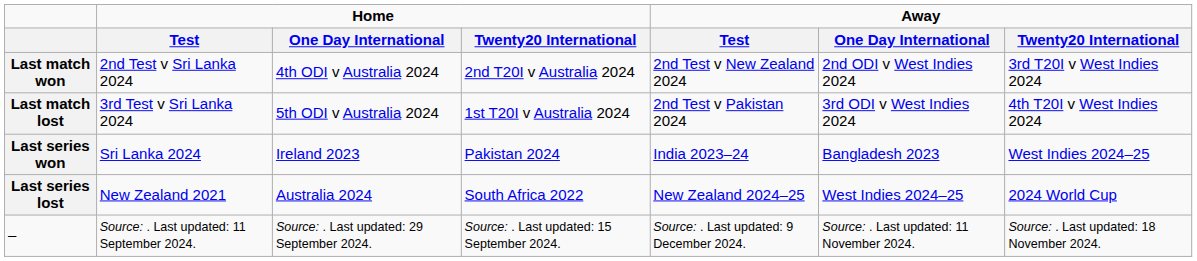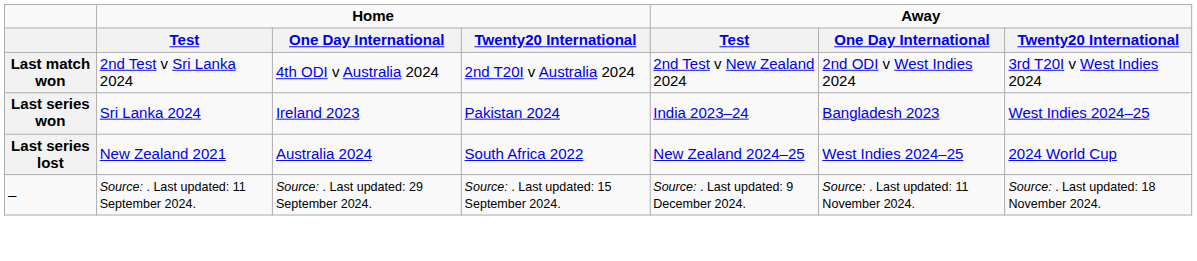- row: (50, 113)
